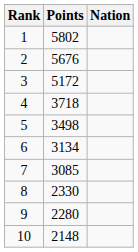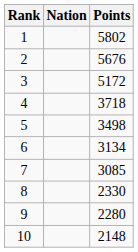columns swapped: (110, 15) <-> (65, 15)
